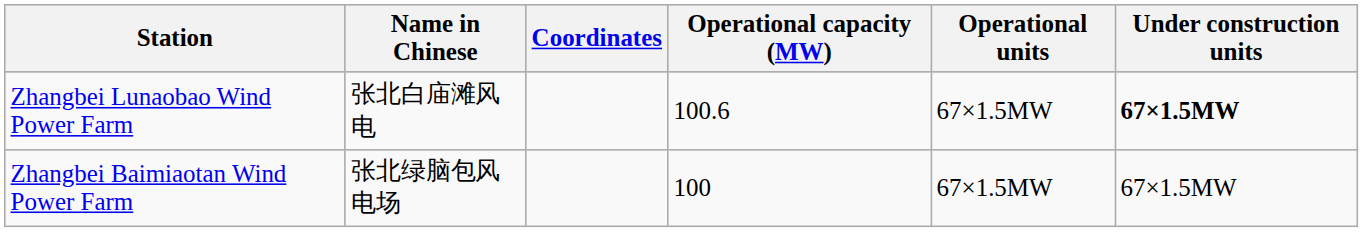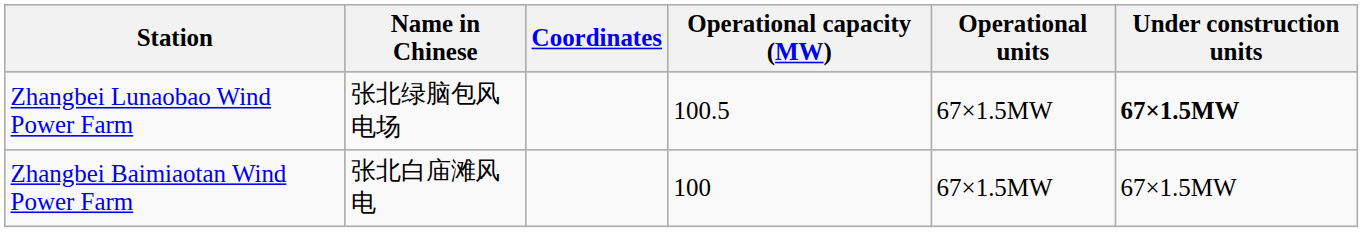(426, 109) 张北白庙滩风电 -> (426, 109) 张北绿脑包风电场
(702, 110) 100.6 -> (702, 110) 100.5
(426, 186) 张北绿脑包风电场 -> (426, 186) 张北白庙滩风电
